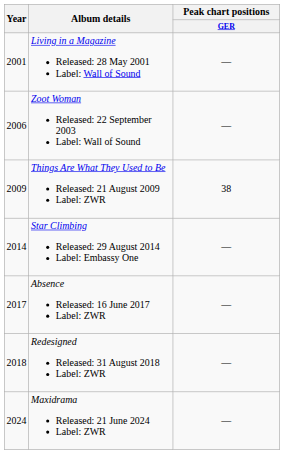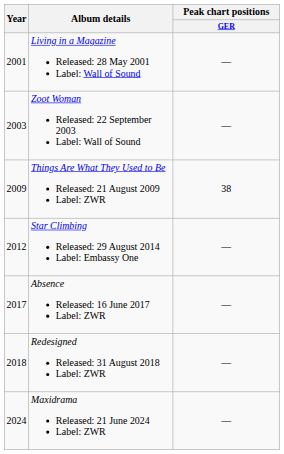(17, 125) 2006 -> (17, 125) 2003
(17, 247) 2014 -> (17, 247) 2012
